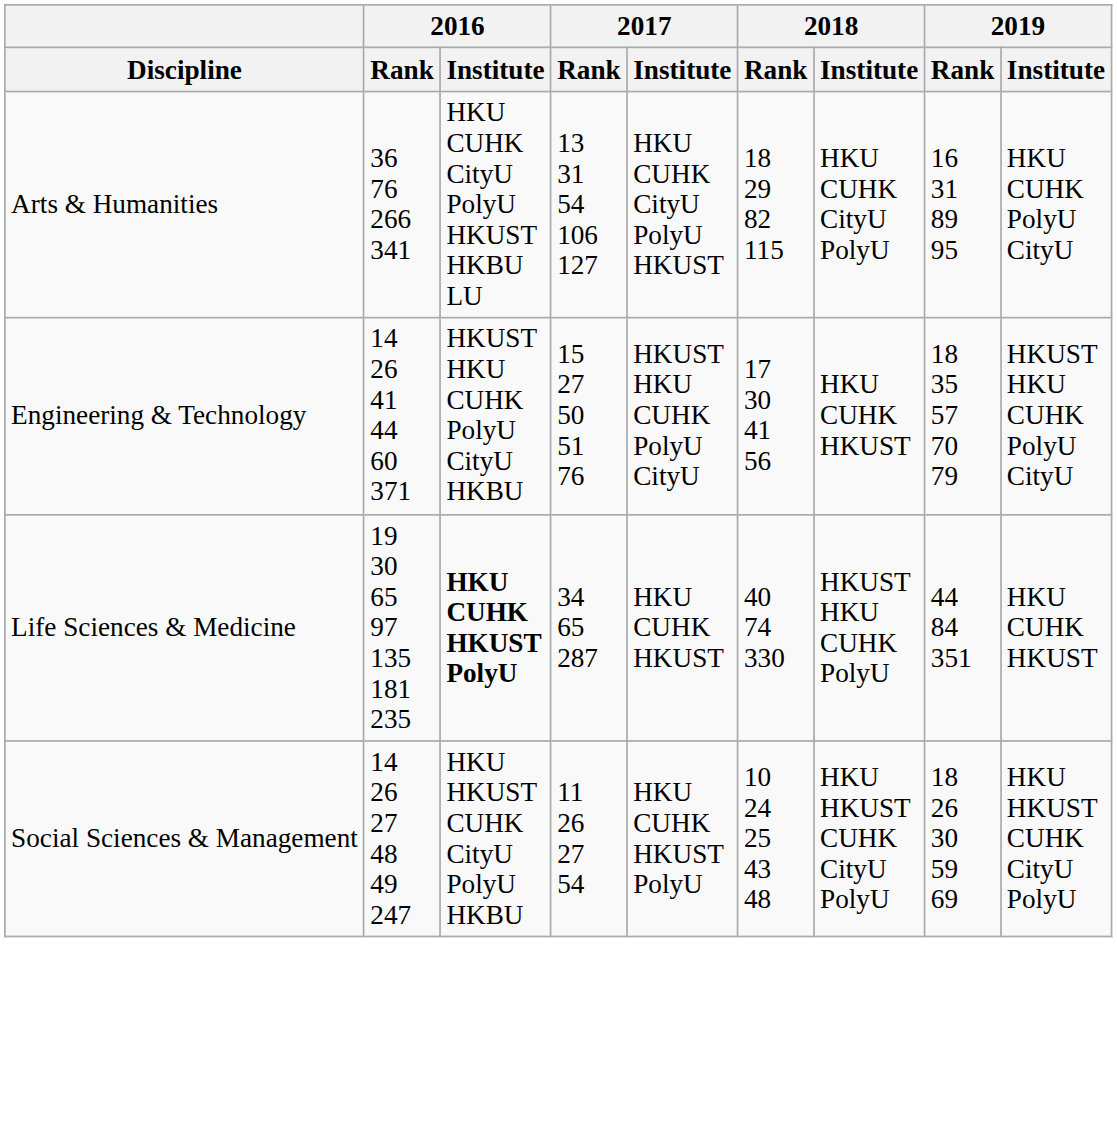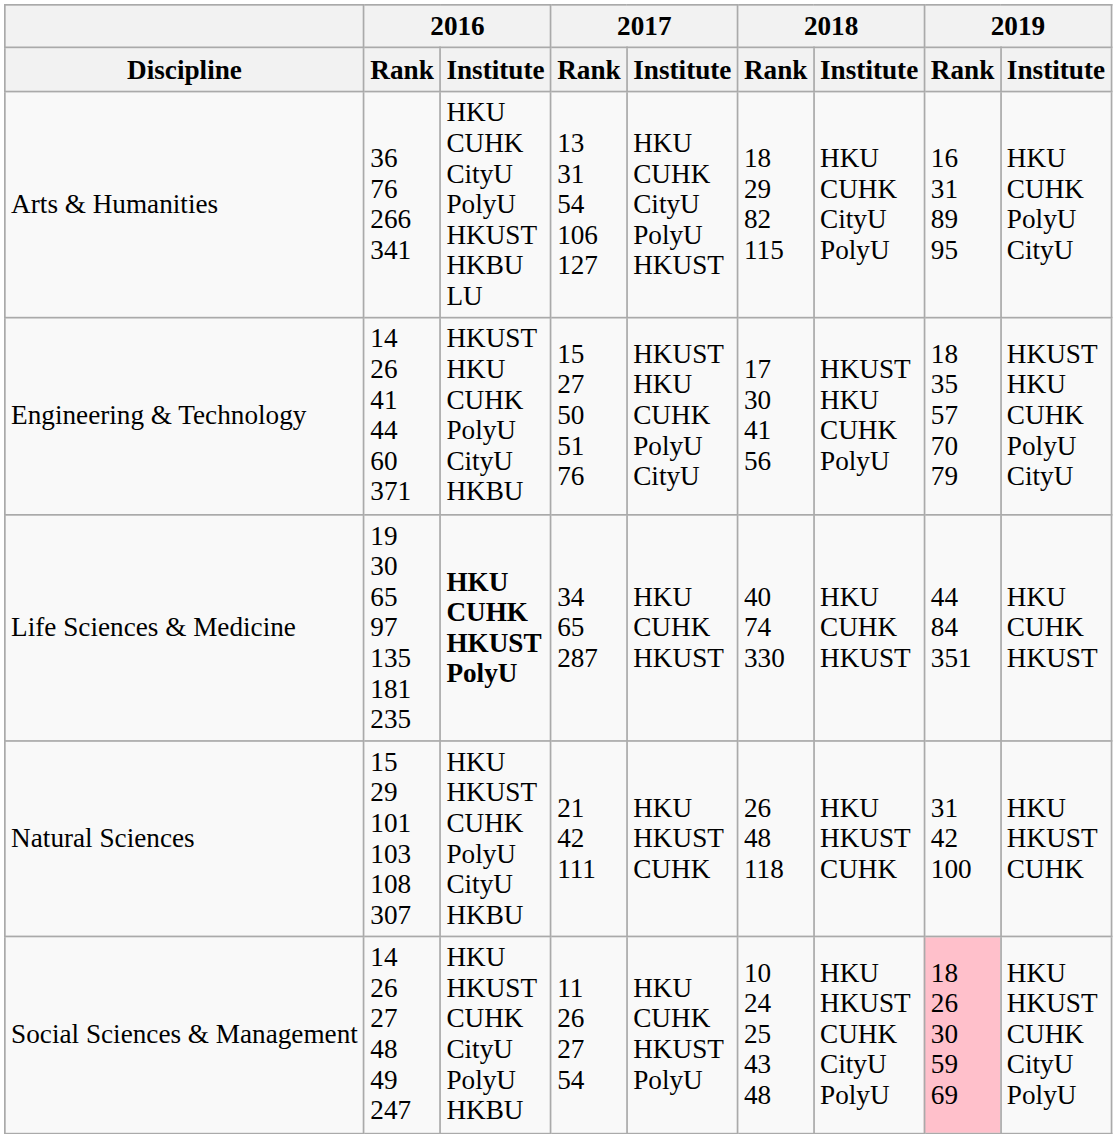(865, 415) HKU CUHK HKUST -> (865, 415) HKUST HKU CUHK PolyU
(865, 627) HKUST HKU CUHK PolyU -> (865, 627) HKU CUHK HKUST
+ row: (103, 838)
(944, 838) no background -> (944, 1034) pink background
